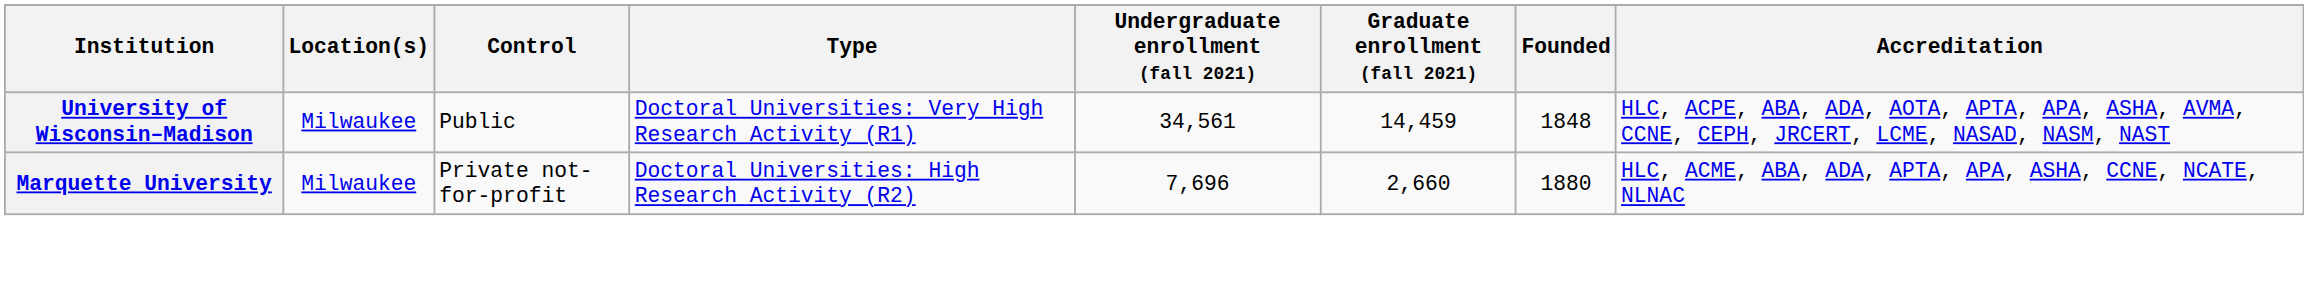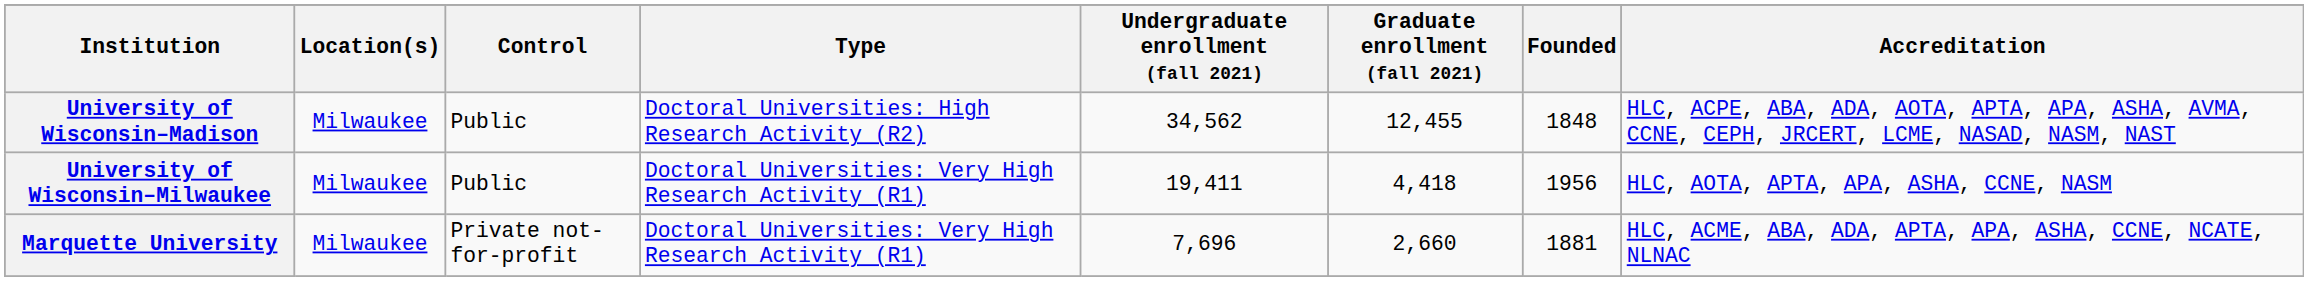(839, 122) Doctoral Universities: Very High Research Activity (R1) -> (817, 122) Doctoral Universities: High Research Activity (R2)
(1198, 122) 34,561 -> (1204, 122) 34,562
(1419, 122) 14,459 -> (1425, 122) 12,455
+ row: (150, 183)
(807, 183) Doctoral Universities: High Research Activity (R2) -> (849, 244) Doctoral Universities: Very High Research Activity (R1)
(1566, 183) 1880 -> (1572, 244) 1881
